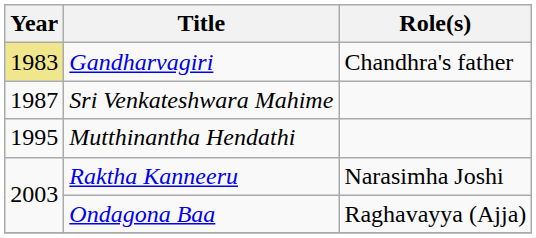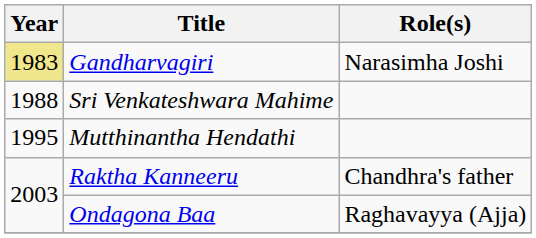(429, 61) Chandhra's father -> (424, 61) Narasimha Joshi
(34, 99) 1987 -> (34, 99) 1988
(424, 175) Narasimha Joshi -> (429, 175) Chandhra's father
